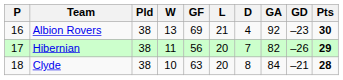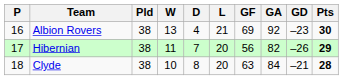columns swapped: (248, 13) <-> (196, 13)
